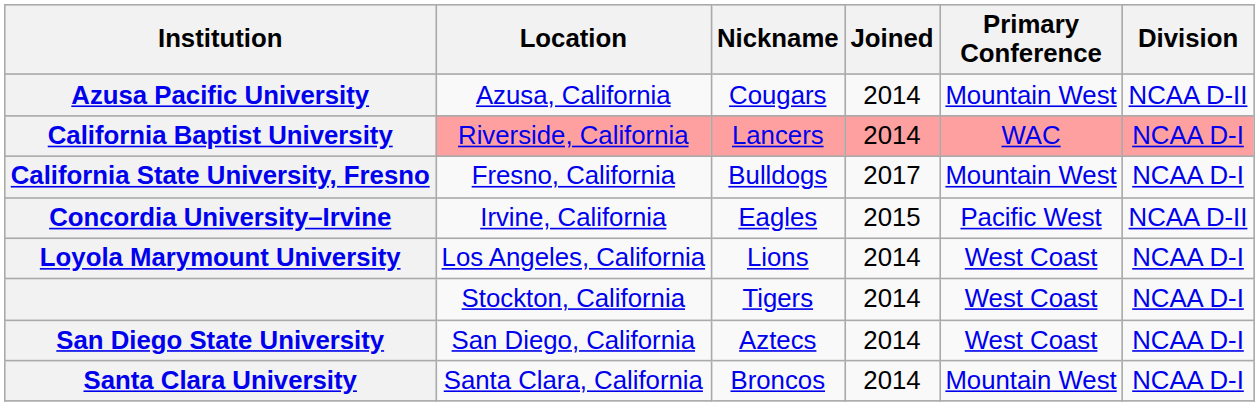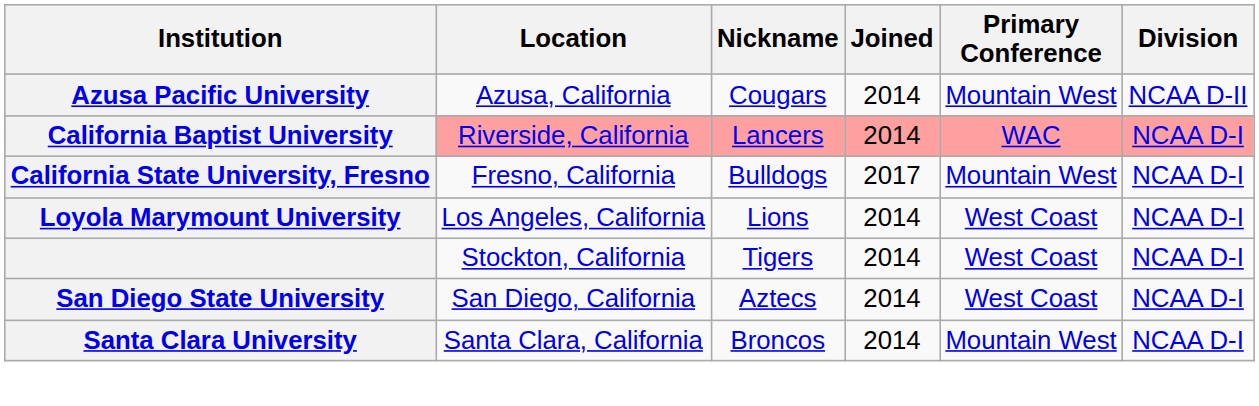- row: (220, 217)
